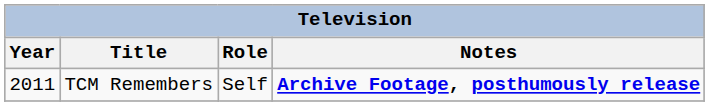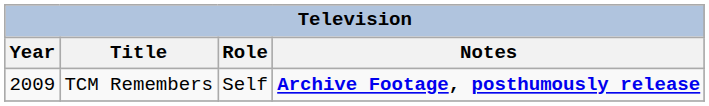(32, 85) 2011 -> (32, 85) 2009
